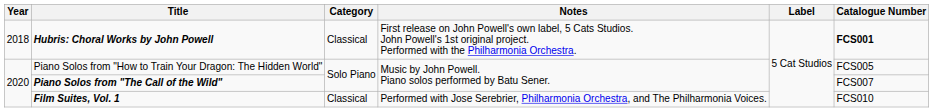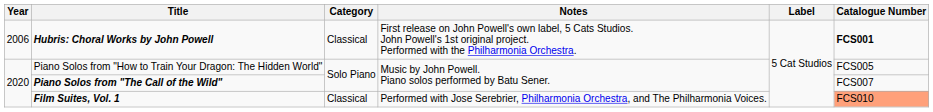(18, 39) 2018 -> (18, 39) 2006
(855, 99) no background -> (855, 99) lightsalmon background
